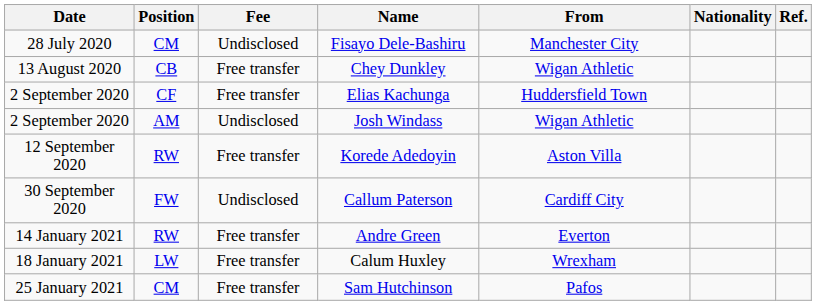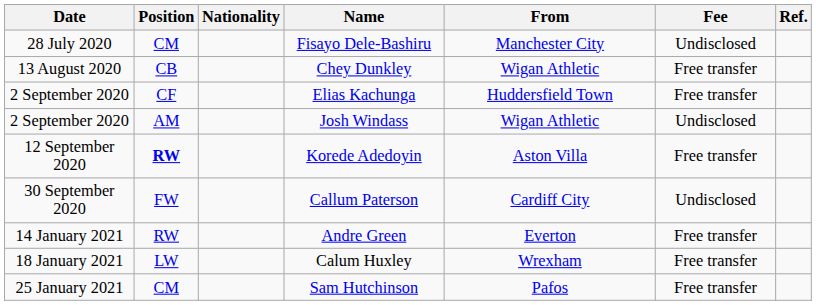columns swapped: (733, 17) <-> (258, 17)
(166, 156) normal -> (166, 156) bold
